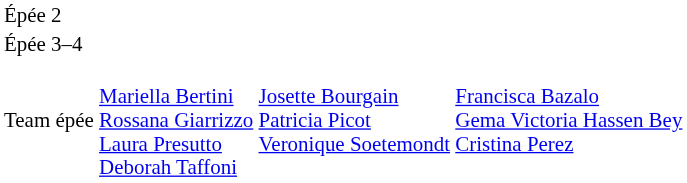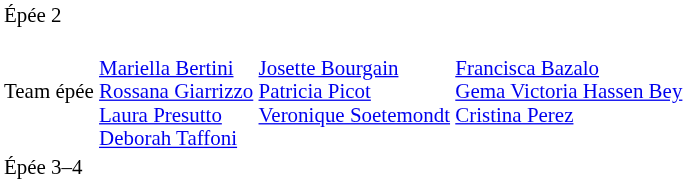rows swapped: (43, 44) <-> (49, 120)
